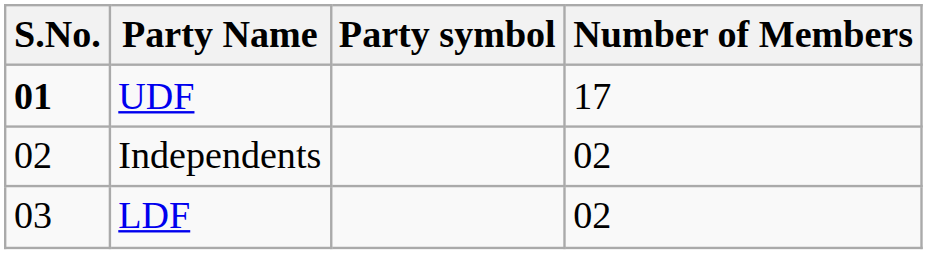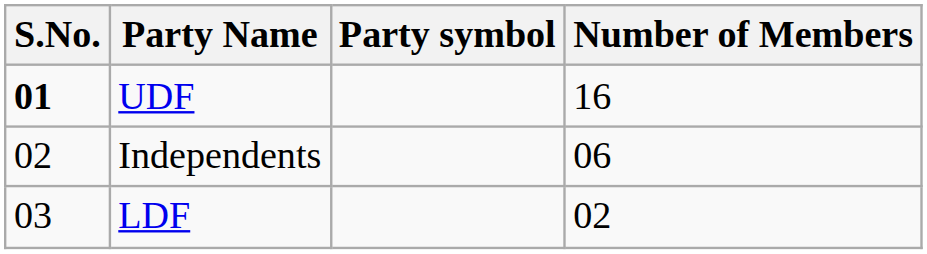(592, 95) 17 -> (592, 95) 16
(592, 155) 02 -> (592, 155) 06
